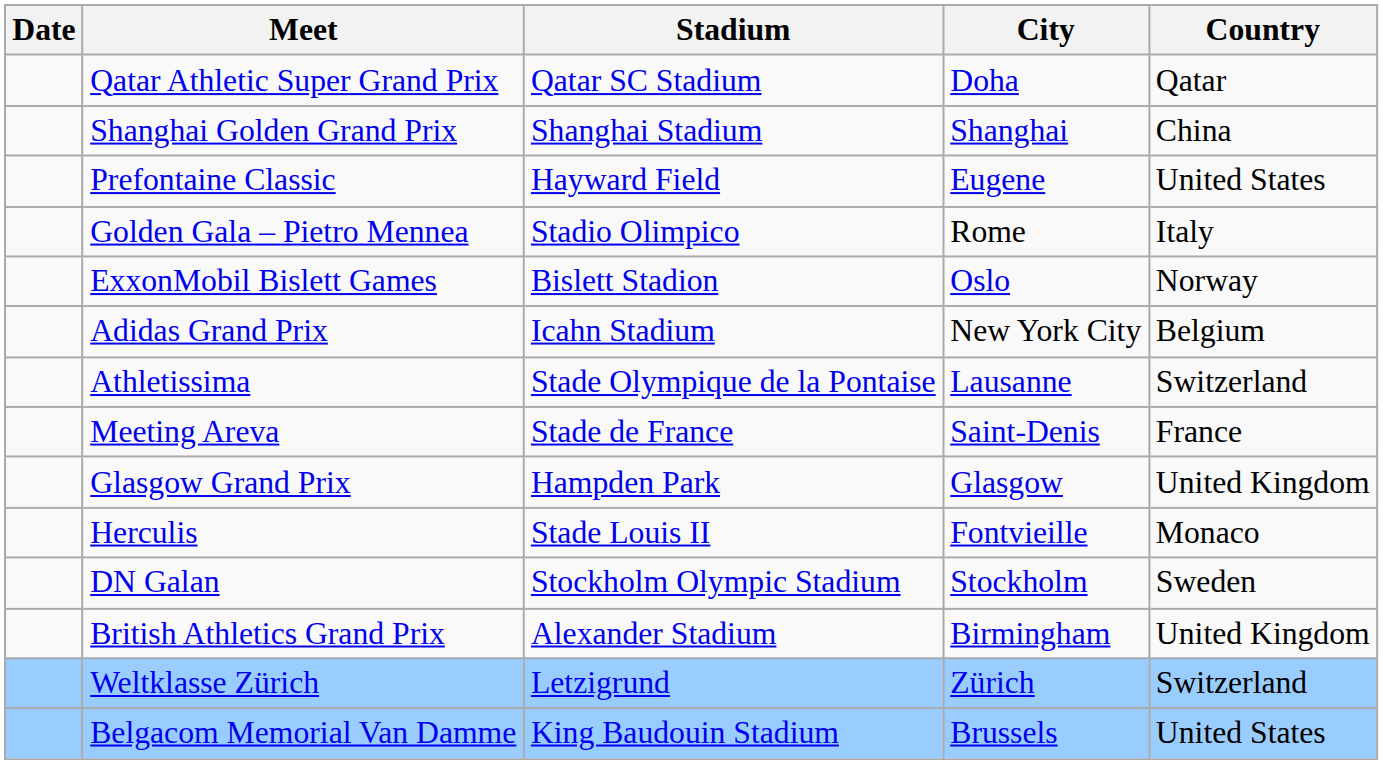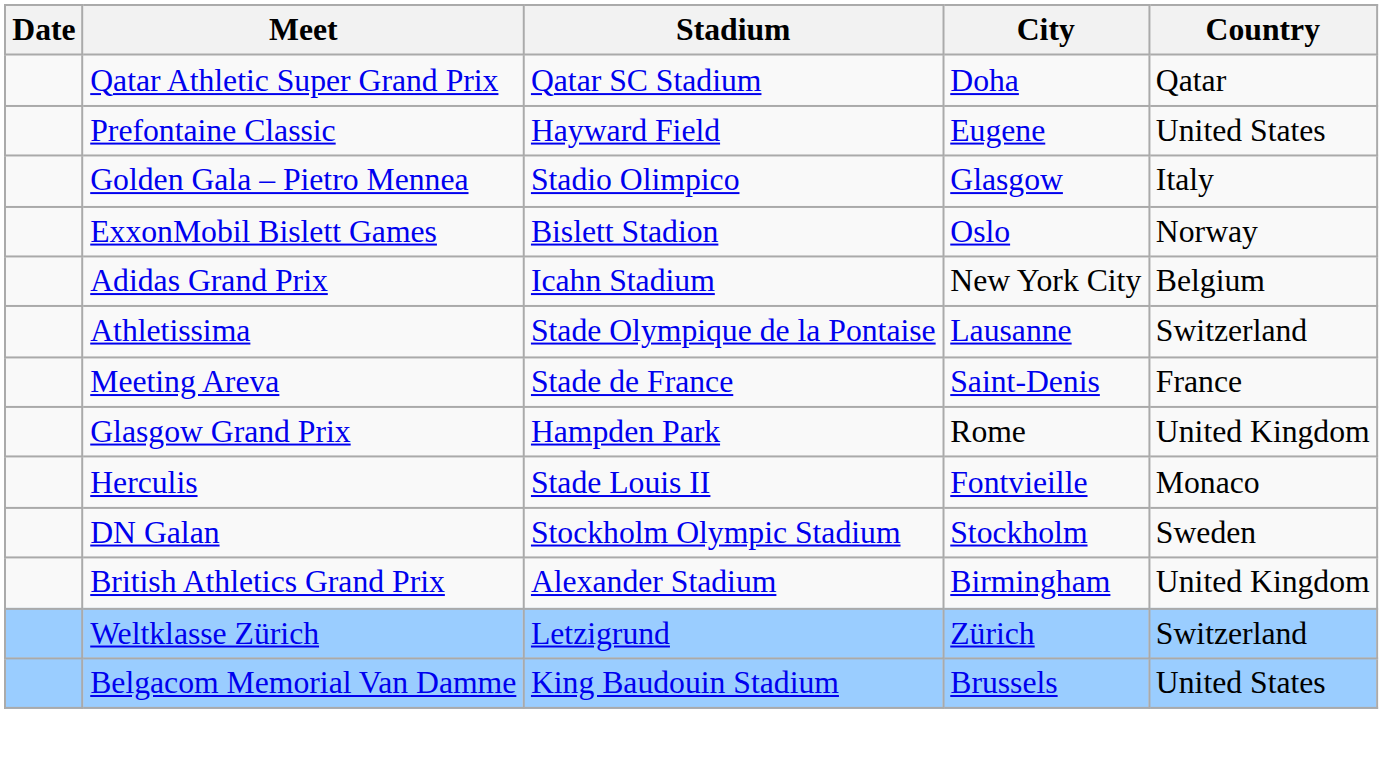- row: (274, 130)
(988, 230) Rome -> (1007, 180) Glasgow
(1007, 481) Glasgow -> (988, 431) Rome
